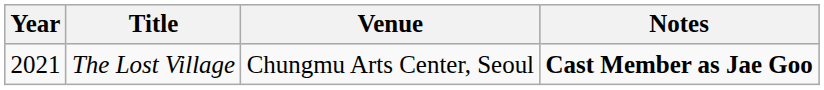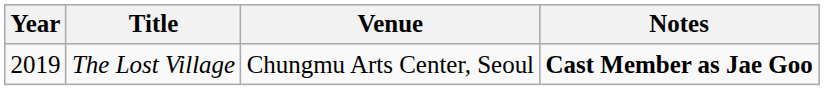(35, 63) 2021 -> (35, 63) 2019
